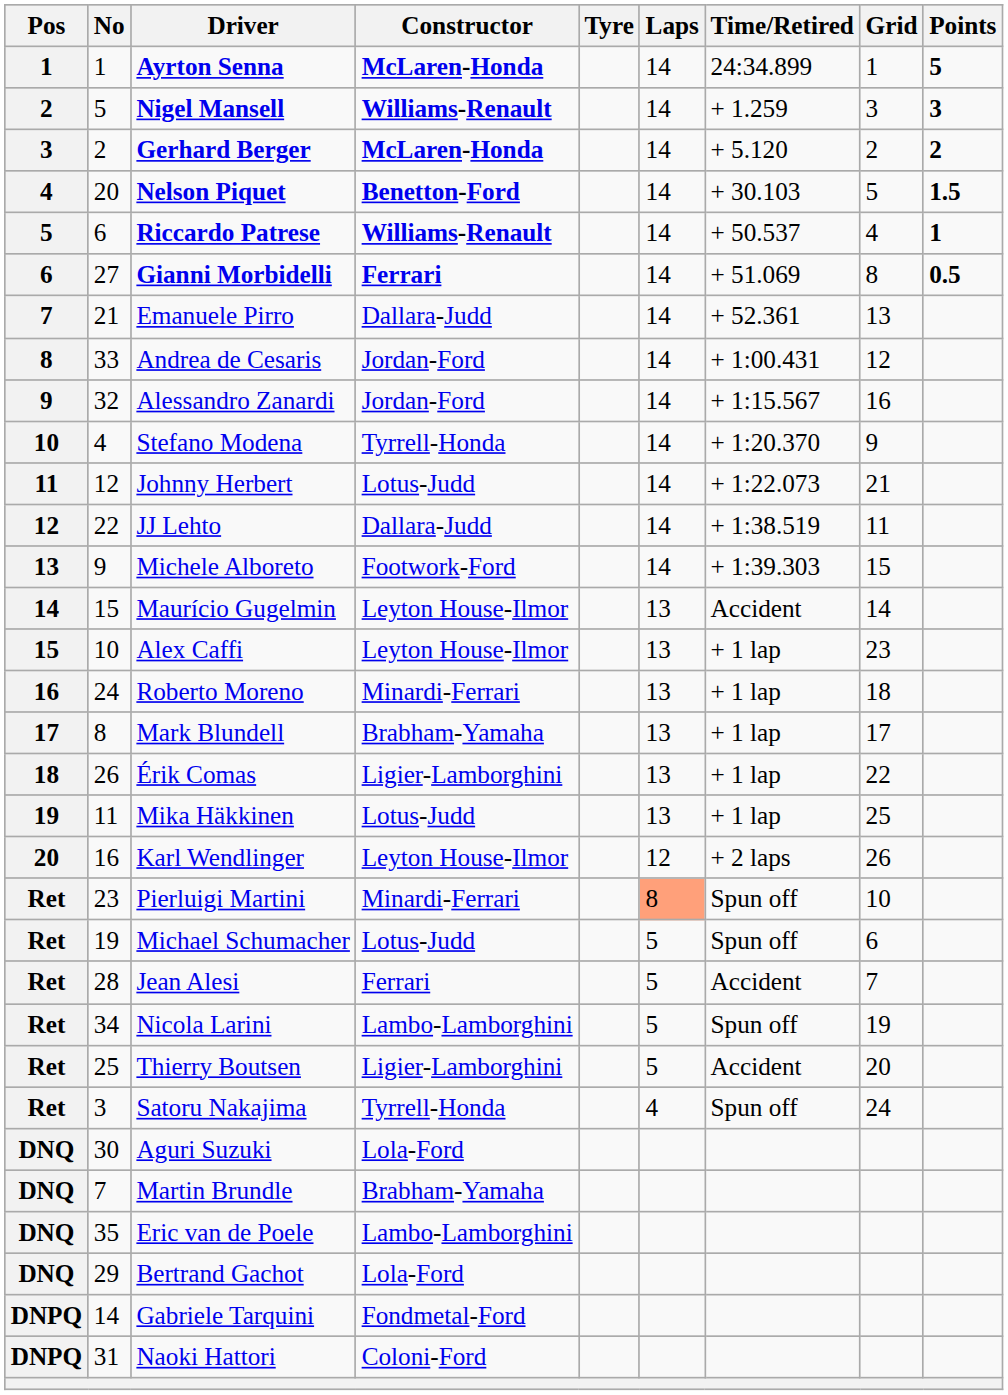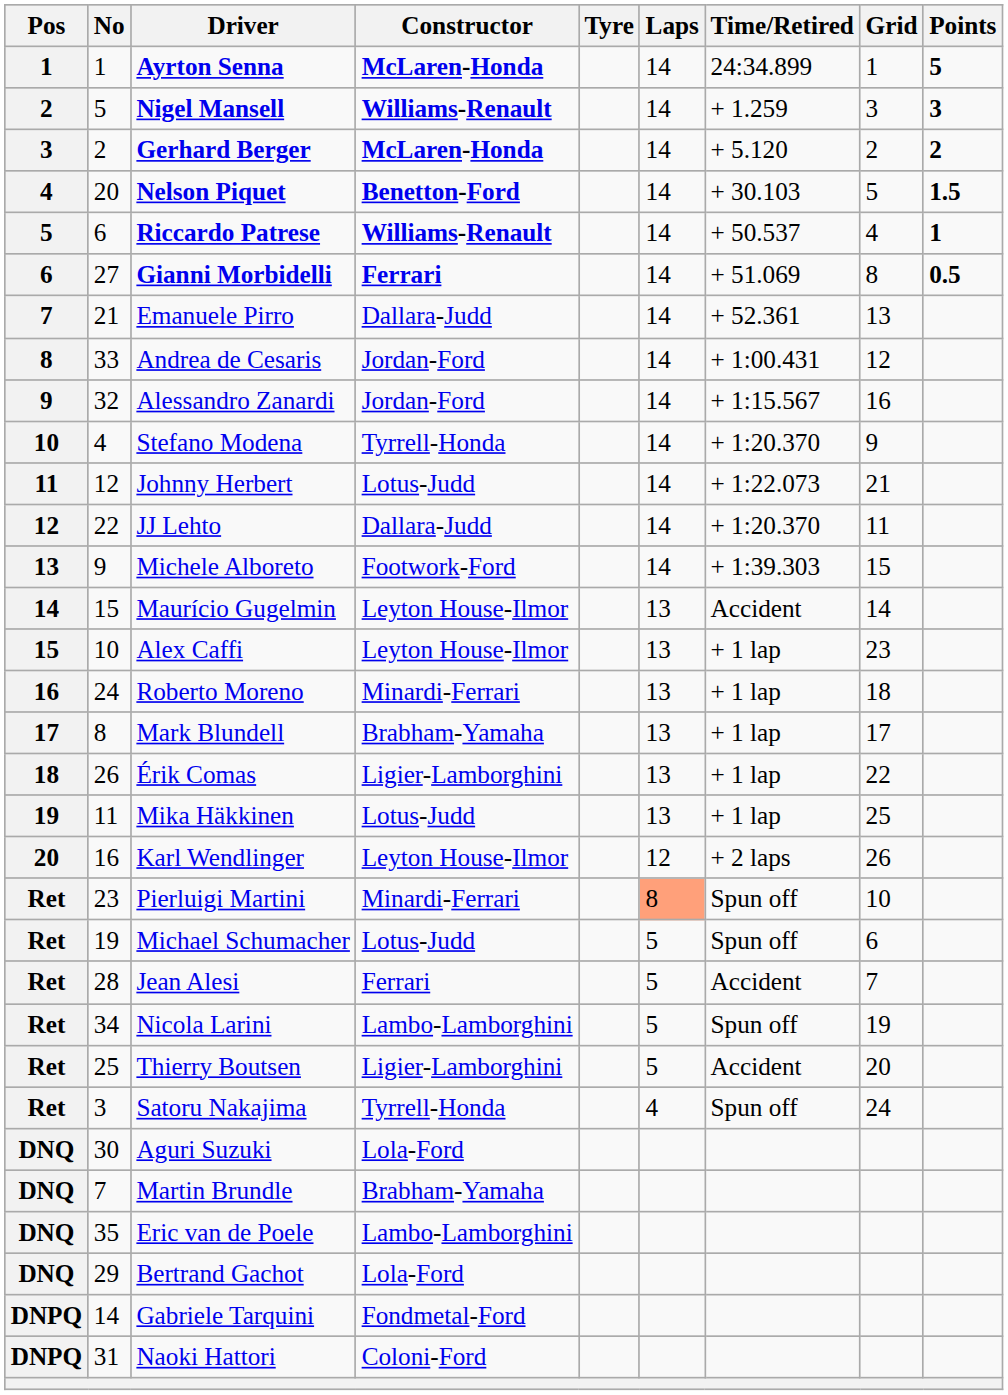(765, 524) + 1:38.519 -> (765, 524) + 1:20.370
